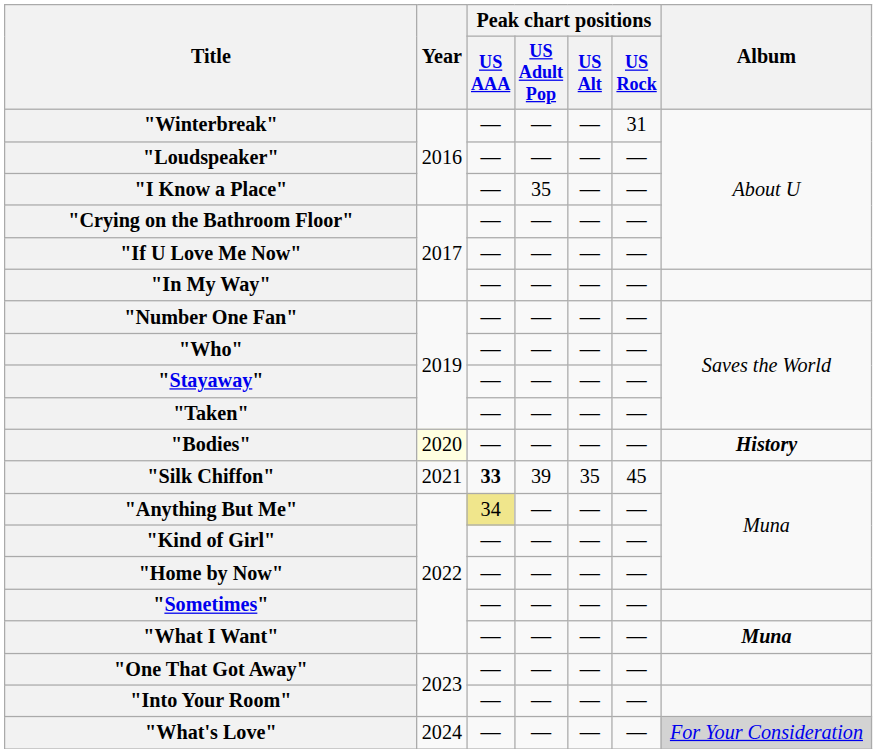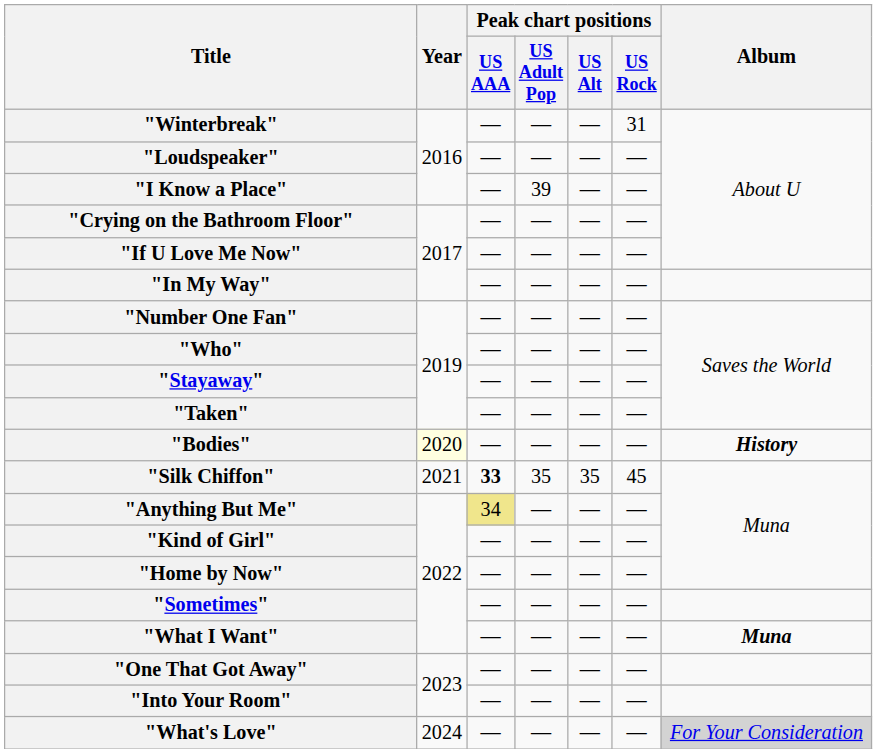(541, 189) 35 -> (541, 189) 39
(541, 476) 39 -> (541, 476) 35
